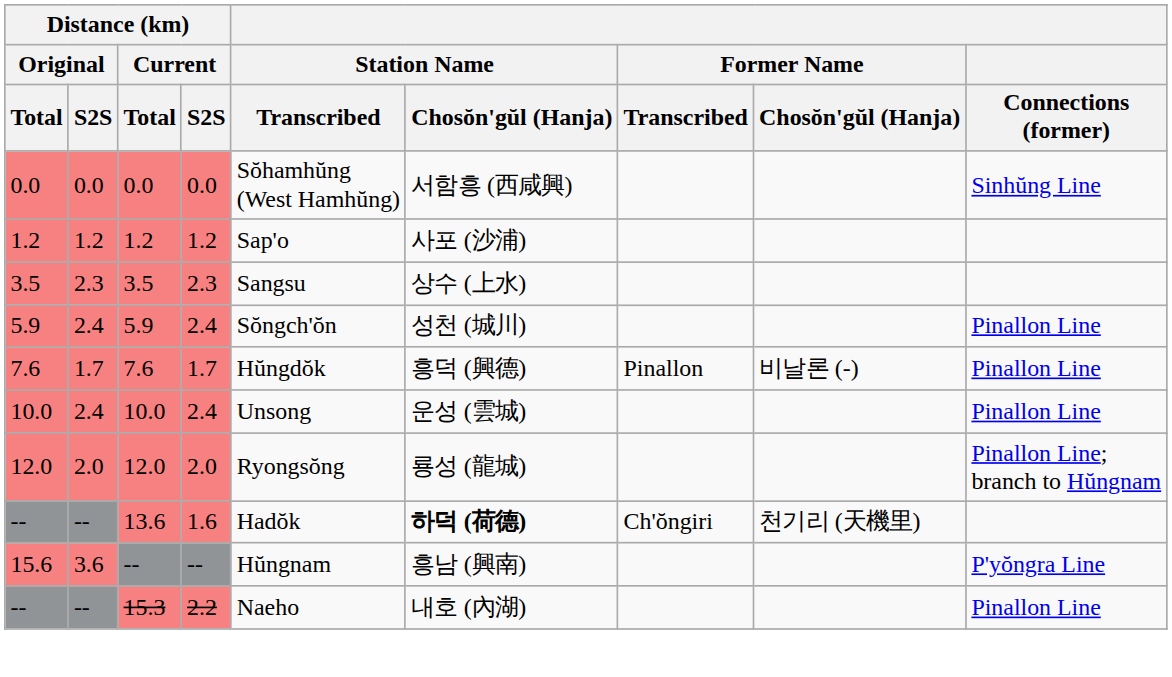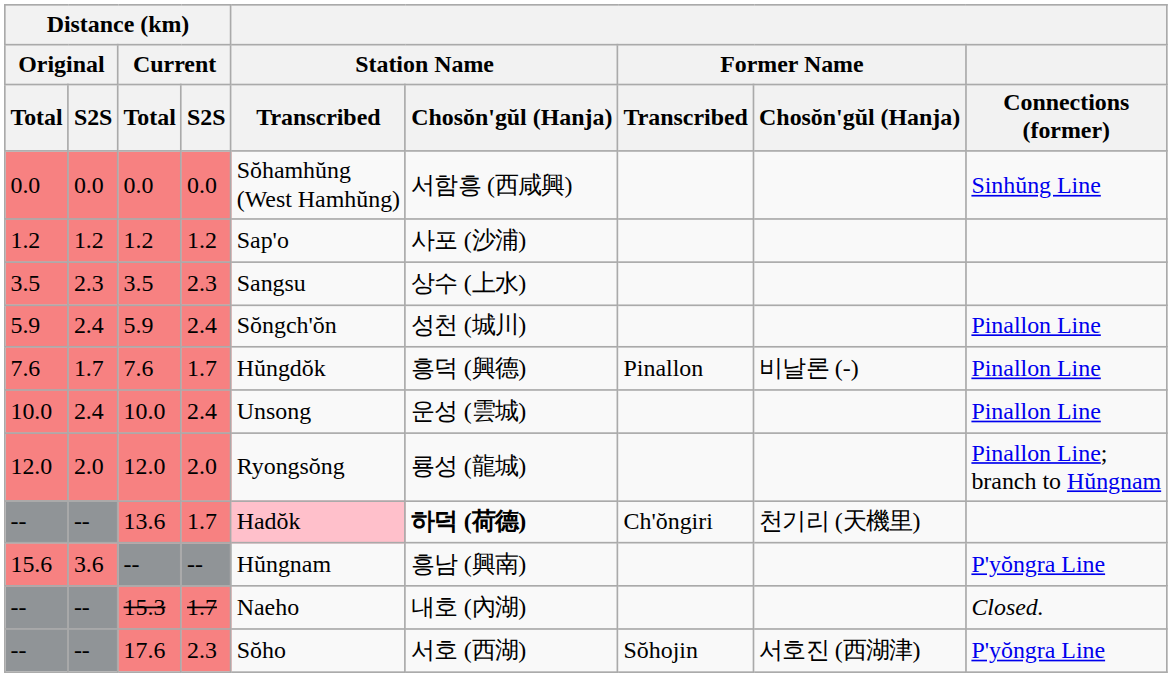(202, 521) 1.6 -> (202, 521) 1.7
(269, 521) no background -> (269, 521) pink background
(202, 607) 2.2 -> (202, 607) 1.7
(1036, 607) Pinallon Line -> (1008, 607) Closed.
+ row: (145, 650)
